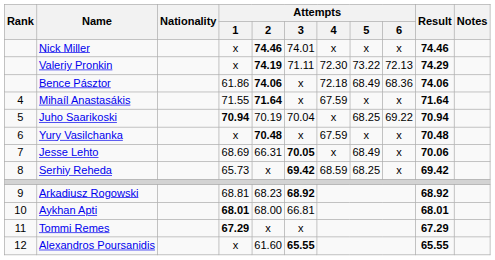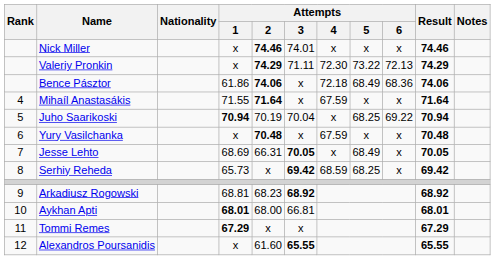(268, 65) 74.19 -> (268, 65) 74.29
(435, 153) 70.06 -> (435, 153) 70.05
